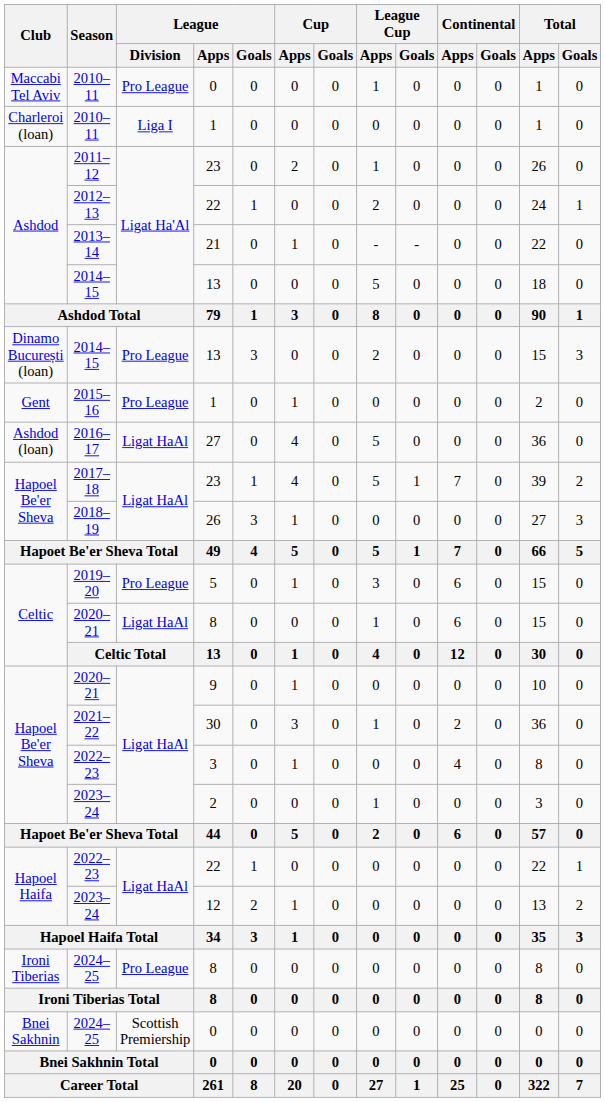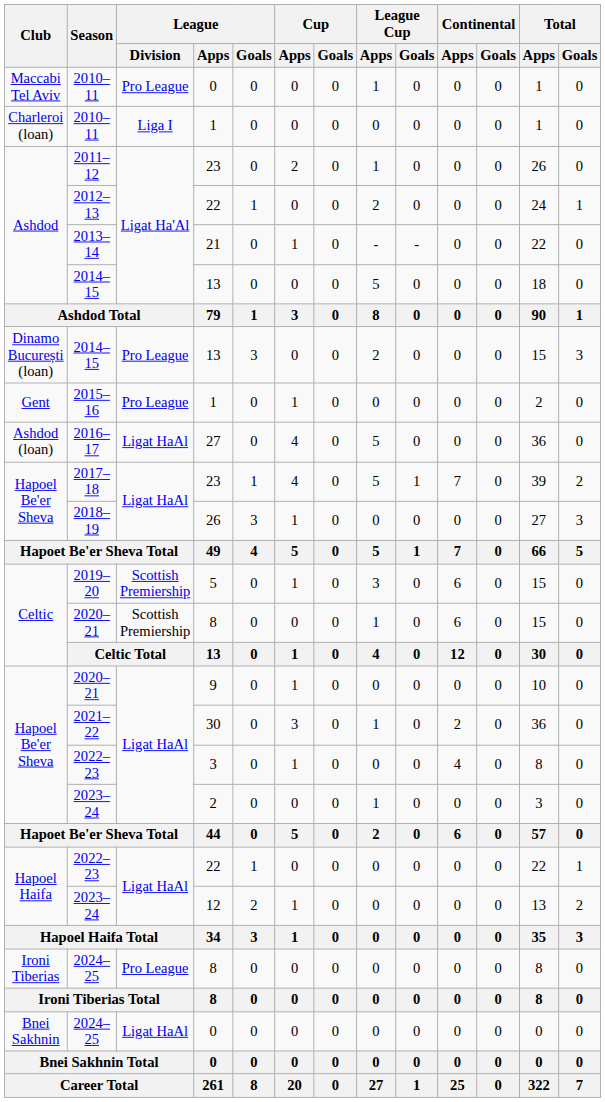(155, 583) Pro League -> (155, 583) Scottish Premiership
(155, 623) Ligat HaAl -> (155, 623) Scottish Premiership
(155, 1031) Scottish Premiership -> (155, 1031) Ligat HaAl
